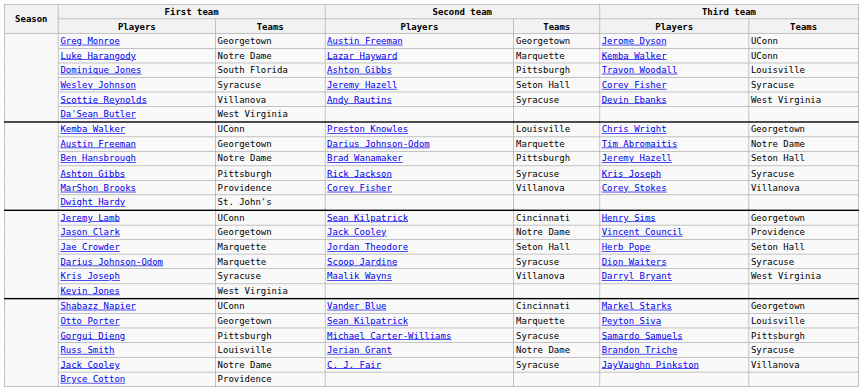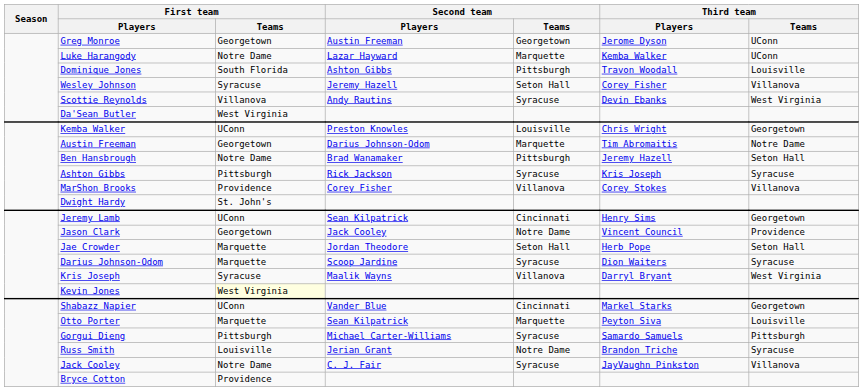(773, 85) Syracuse -> (775, 85) Villanova
(253, 291) no background -> (253, 291) lightyellow background
(245, 321) Georgetown -> (242, 321) Marquette
